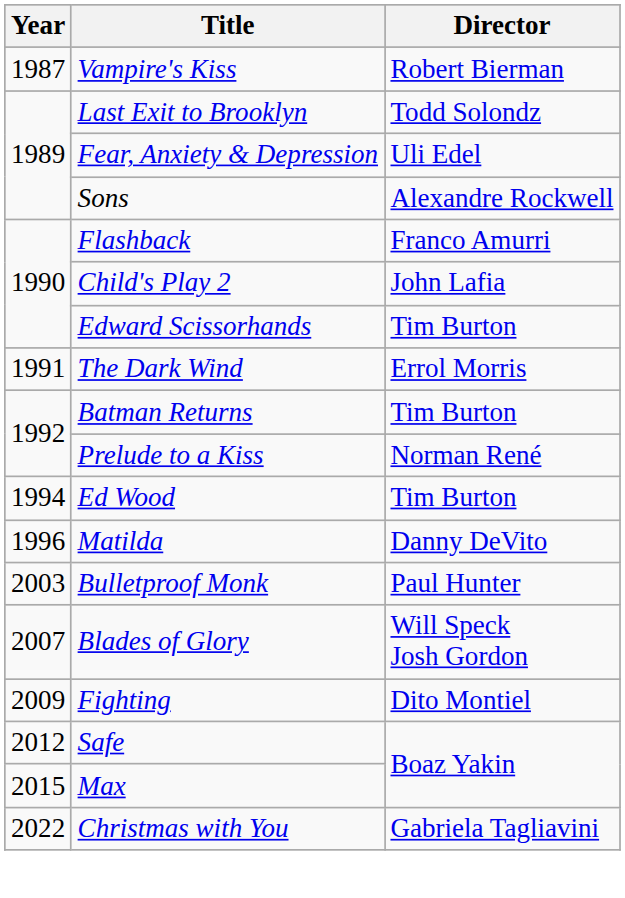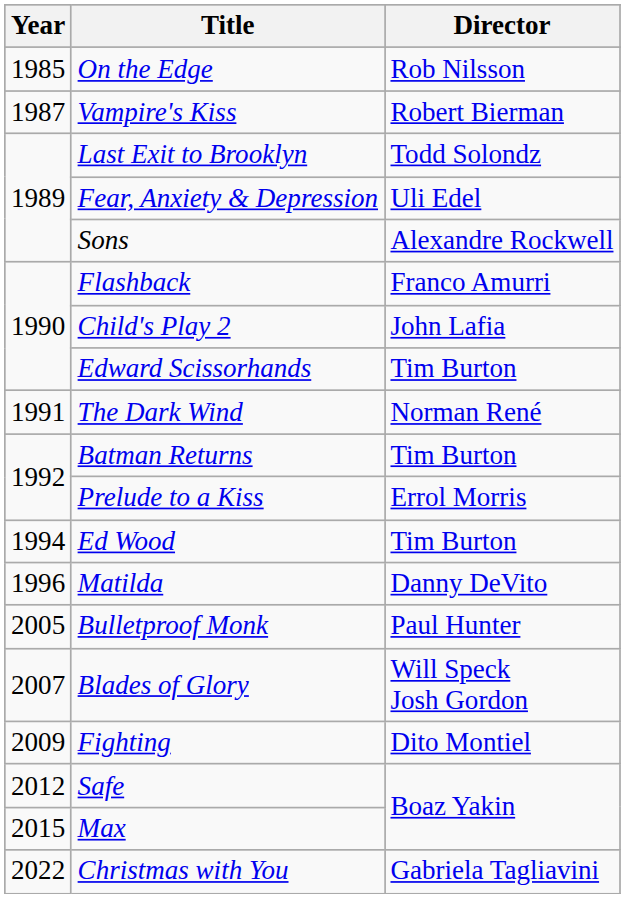+ row: (145, 68)
(458, 369) Errol Morris -> (466, 411) Norman René
(466, 454) Norman René -> (458, 497) Errol Morris
(38, 583) 2003 -> (38, 626) 2005
